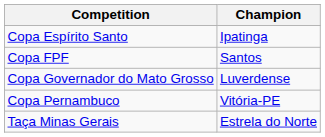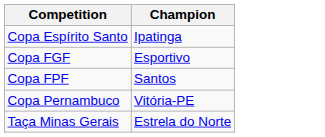+ row: (39, 57)
- row: (111, 79)
